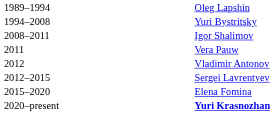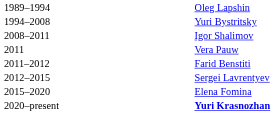+ row: (223, 64)
- row: (232, 64)
